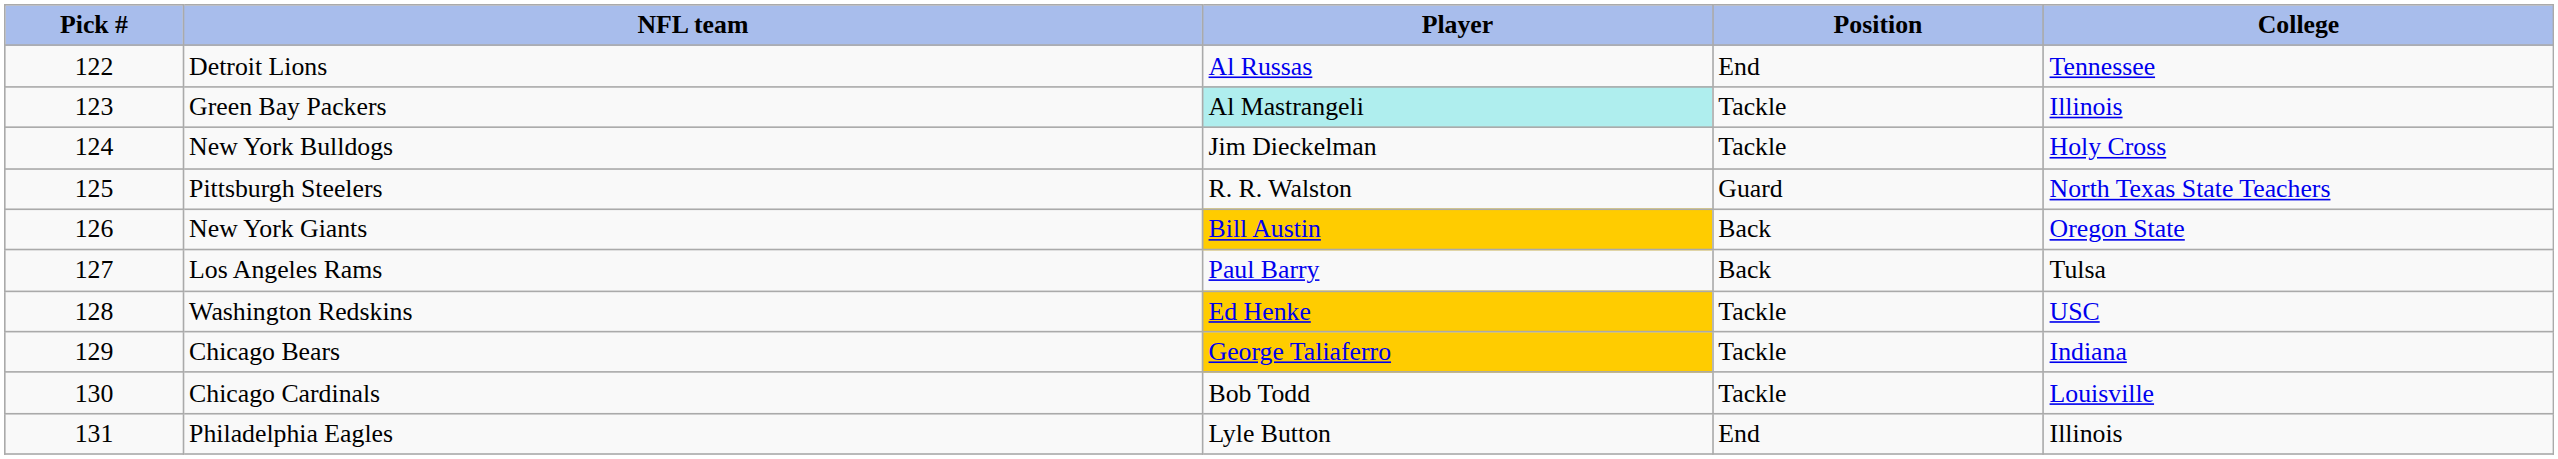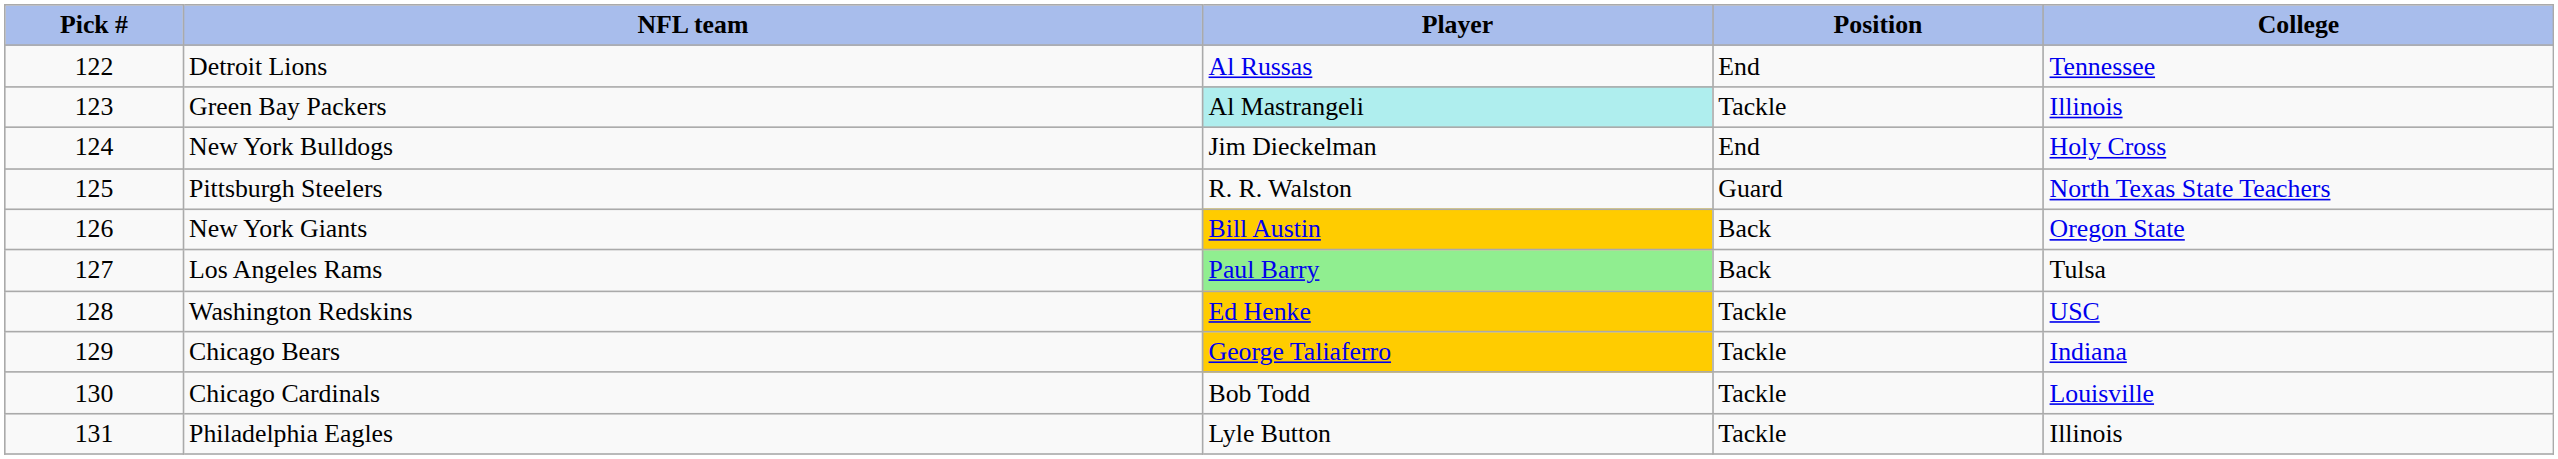(1752, 147) Tackle -> (1739, 147) End
(1264, 270) no background -> (1264, 270) lightgreen background
(1739, 433) End -> (1752, 433) Tackle
